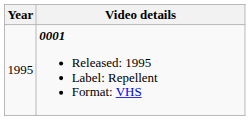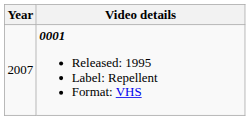(20, 70) 1995 -> (20, 70) 2007
